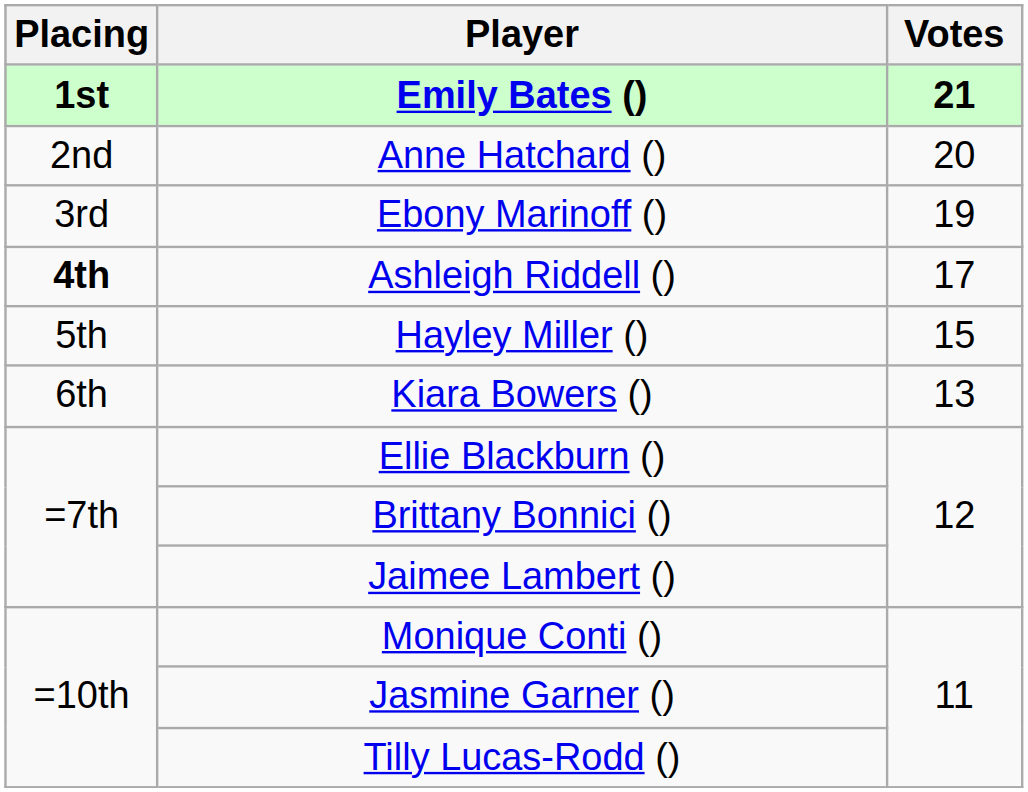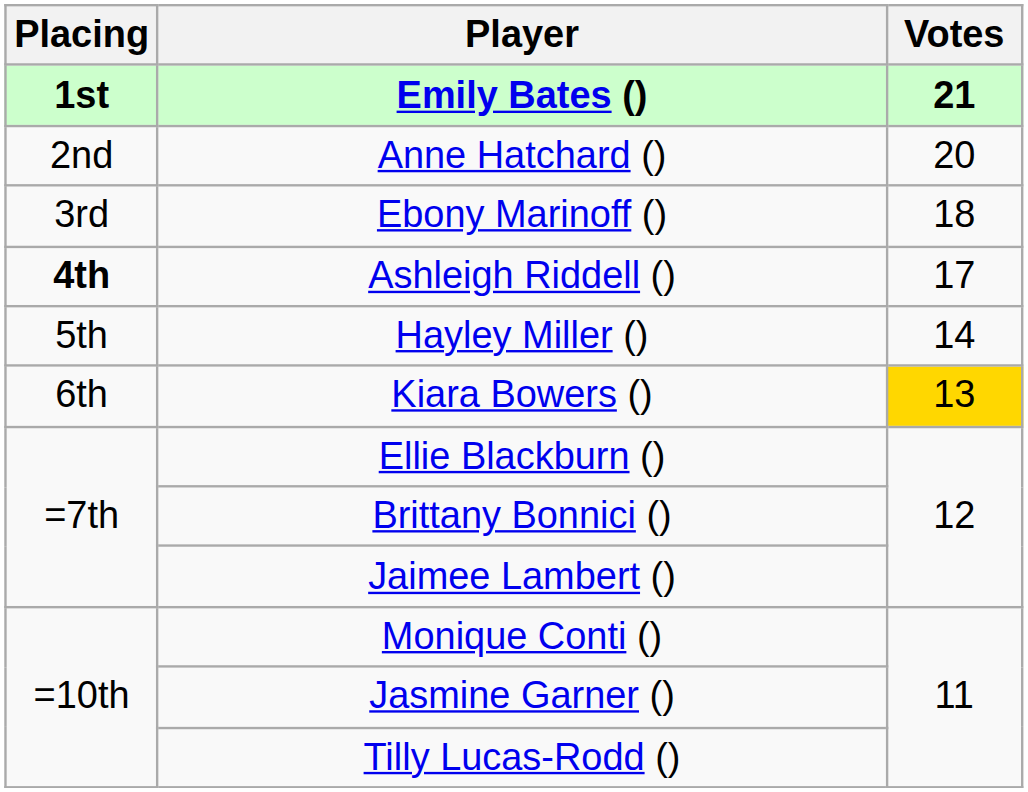(954, 214) 19 -> (954, 214) 18
(954, 335) 15 -> (954, 335) 14
(954, 395) no background -> (954, 395) gold background
